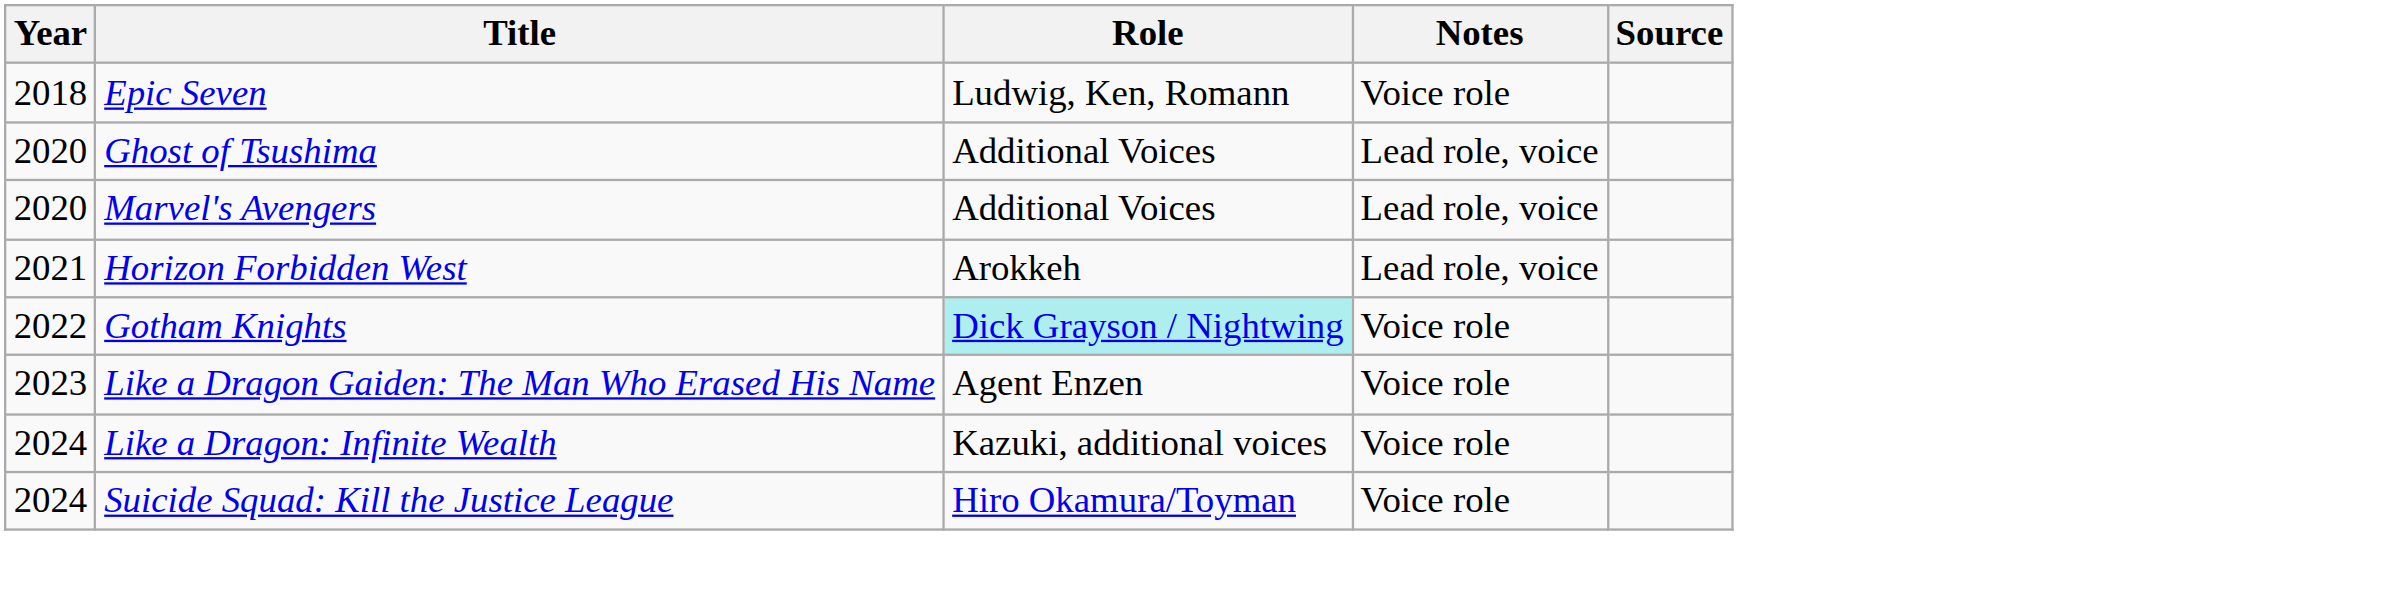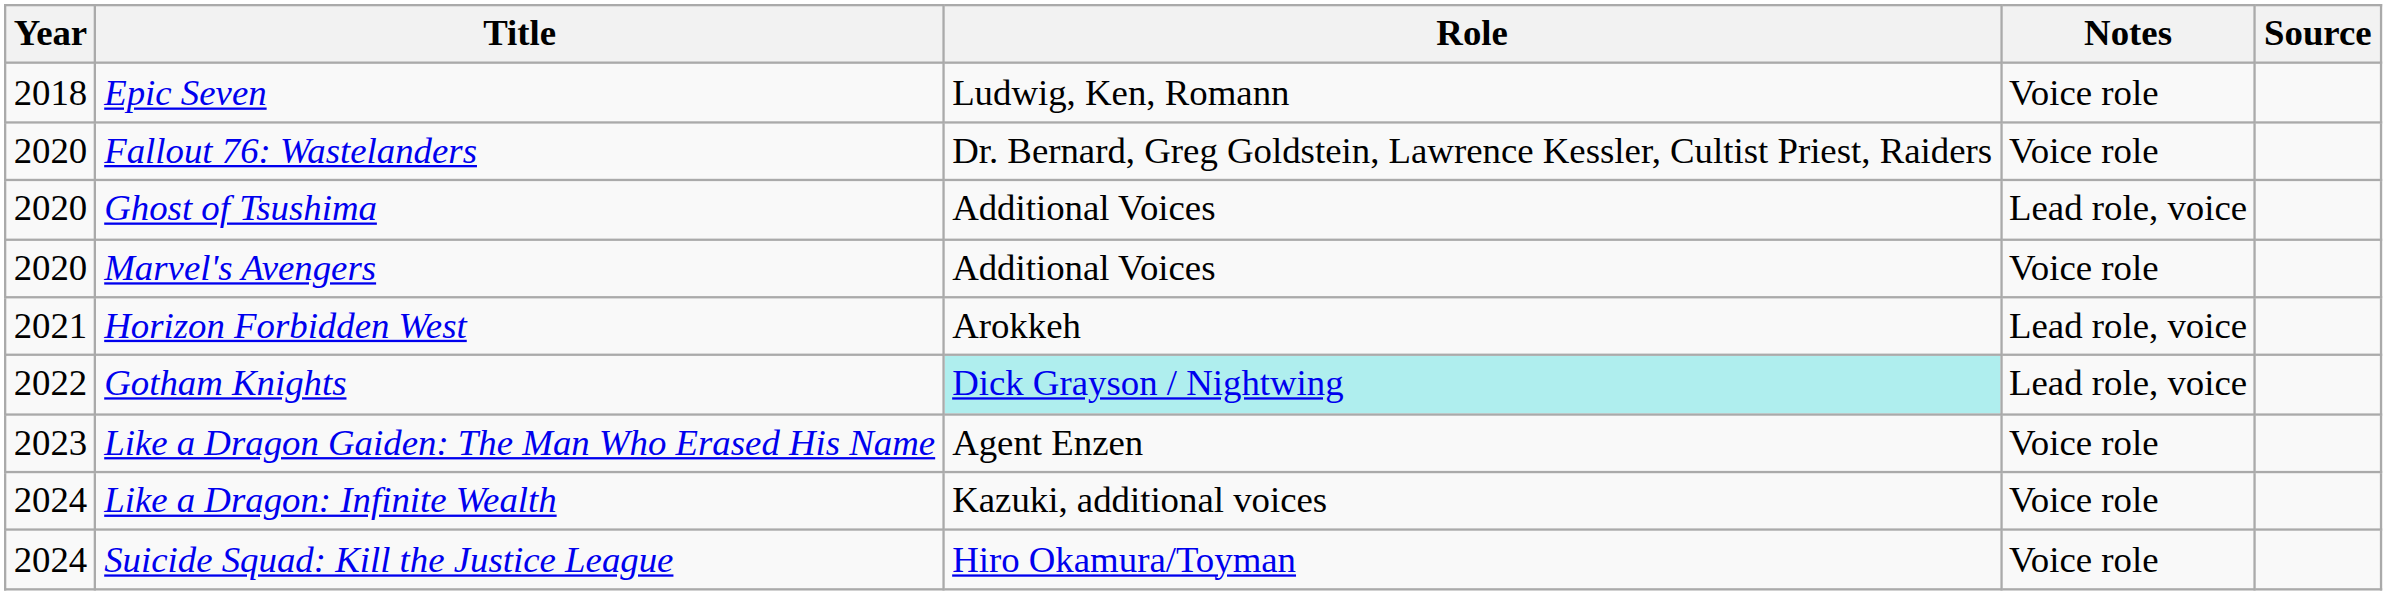+ row: (291, 150)
(1480, 208) Lead role, voice -> (2084, 267) Voice role
(1435, 325) Voice role -> (2128, 383) Lead role, voice
